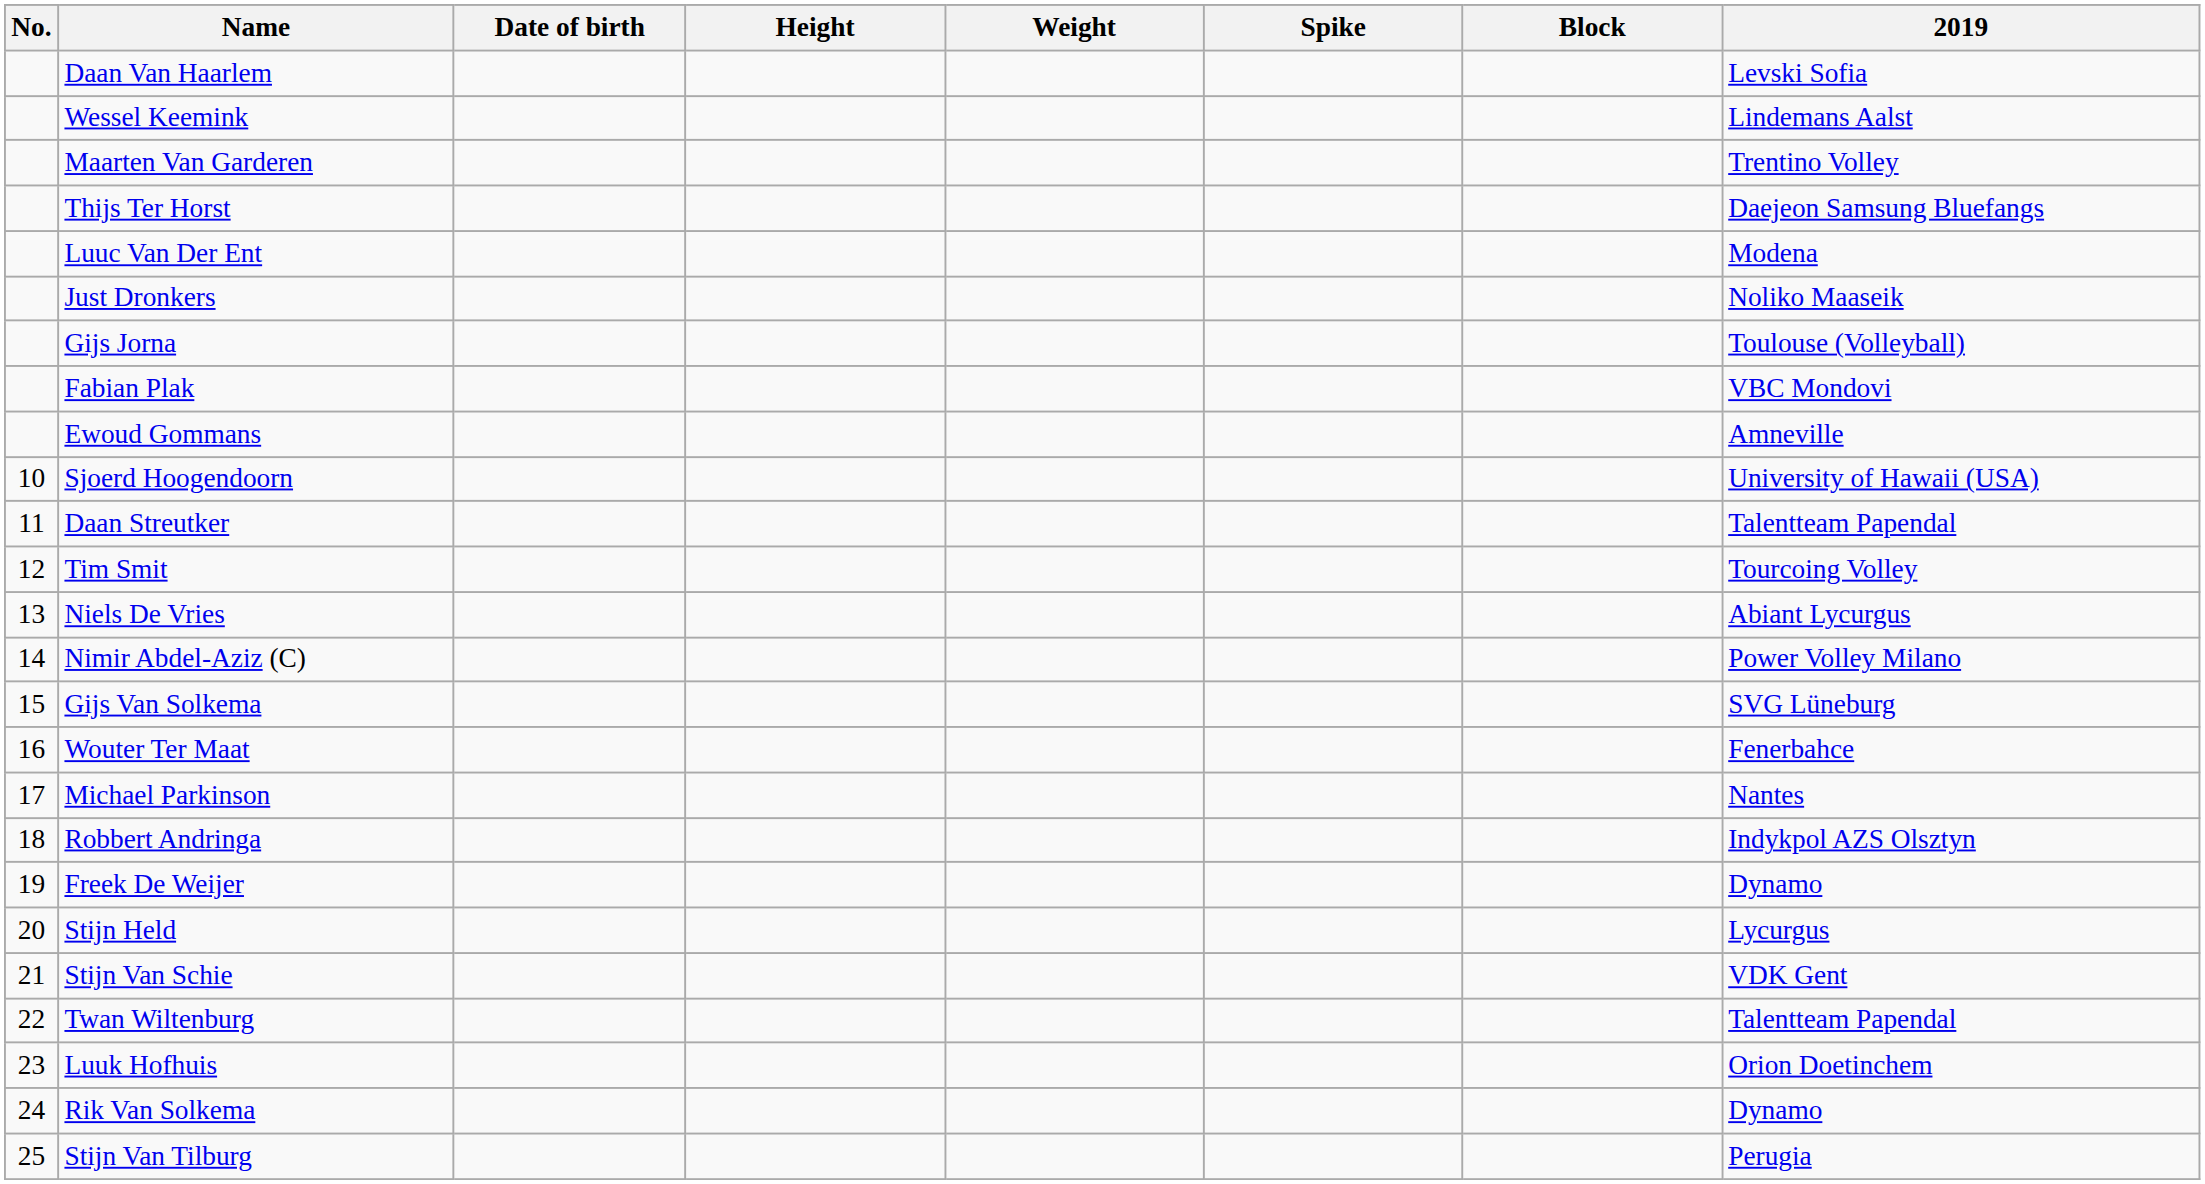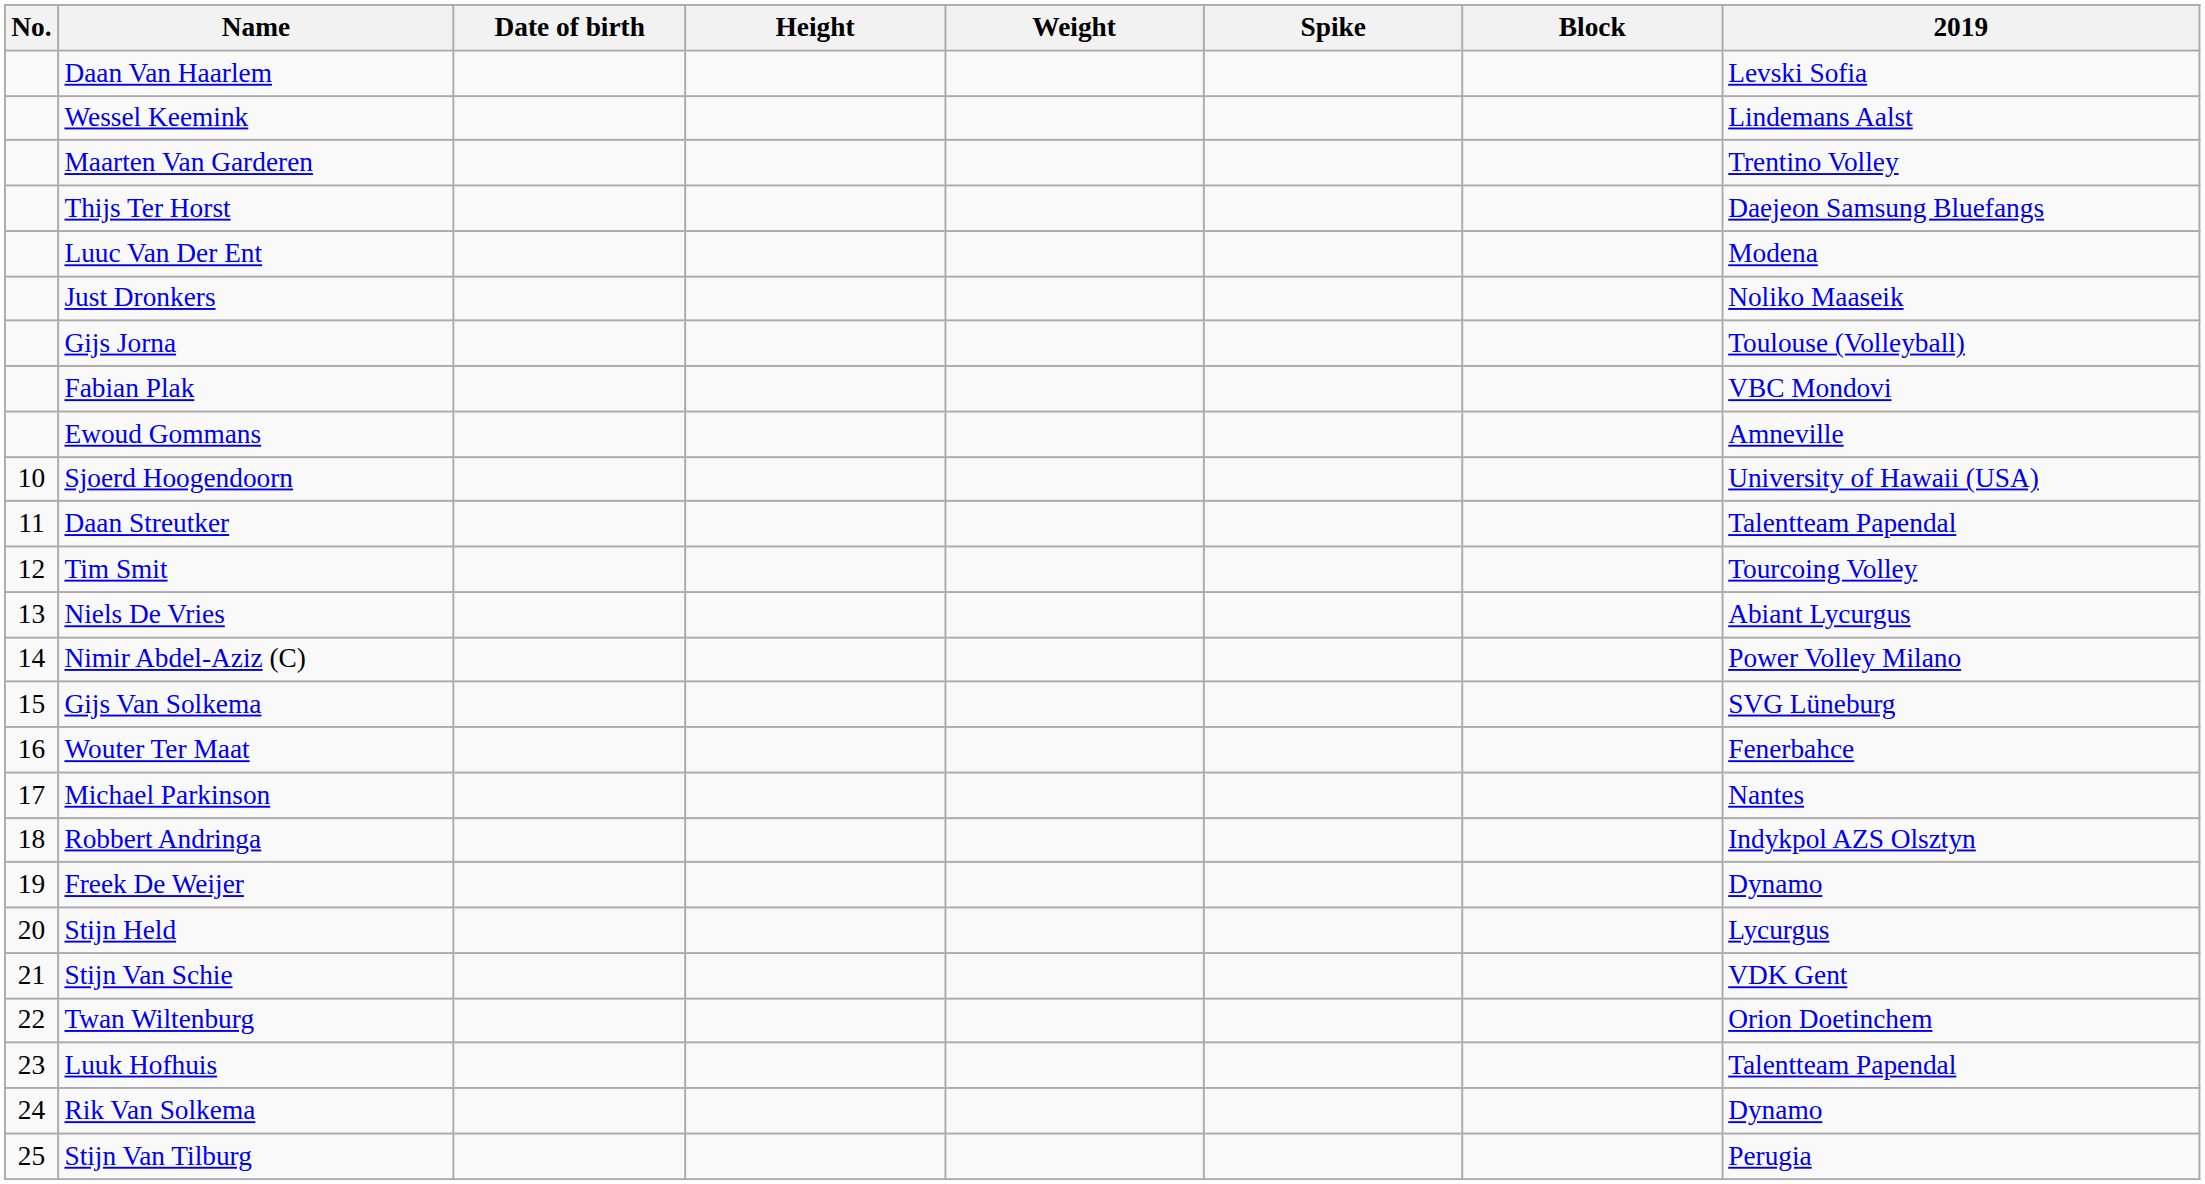(1842, 1020) Talentteam Papendal -> (1830, 1020) Orion Doetinchem
(1830, 1065) Orion Doetinchem -> (1842, 1065) Talentteam Papendal
